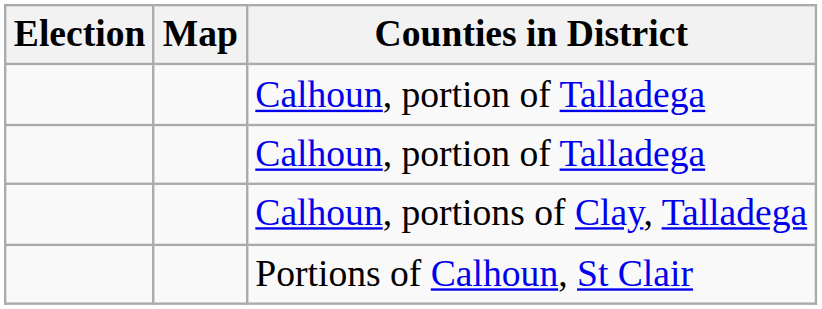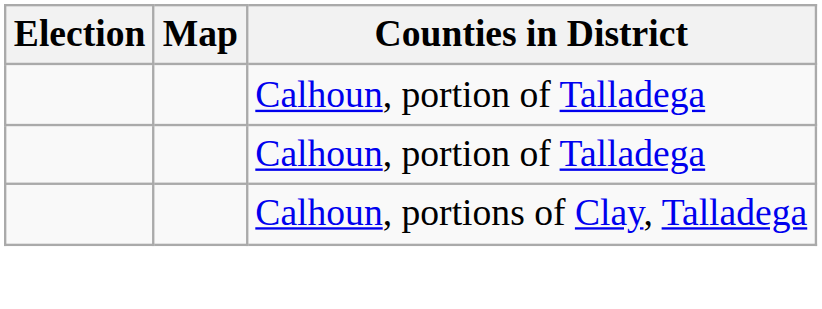- row: (80, 274)
